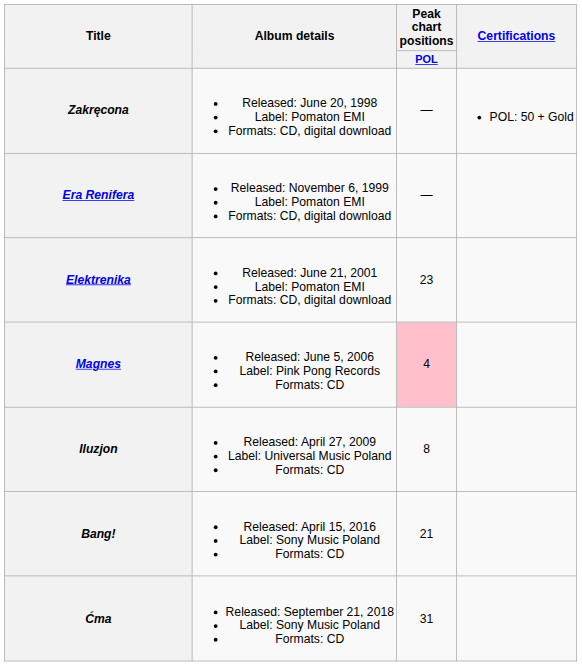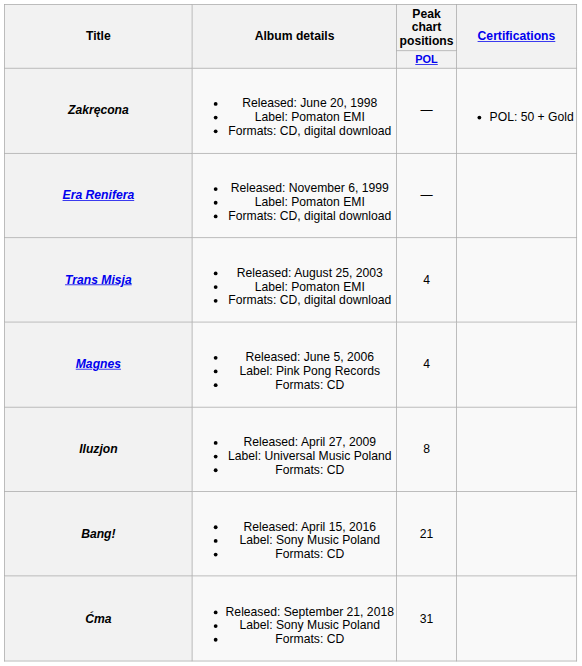- row: (98, 280)
+ row: (98, 280)
(427, 364) pink background -> (427, 364) no background
